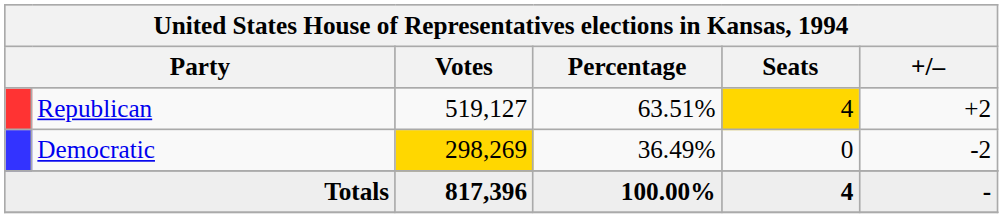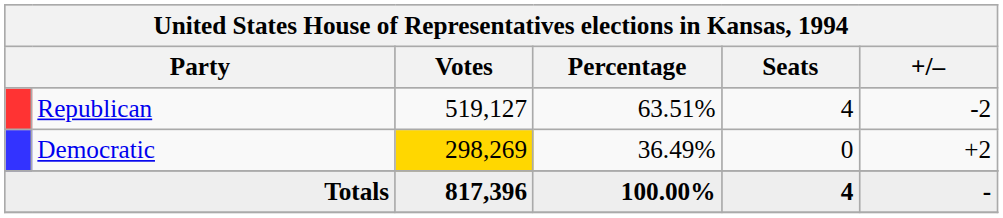(847, 108) gold background -> (847, 108) no background
(978, 108) +2 -> (981, 108) -2
(981, 150) -2 -> (978, 150) +2
